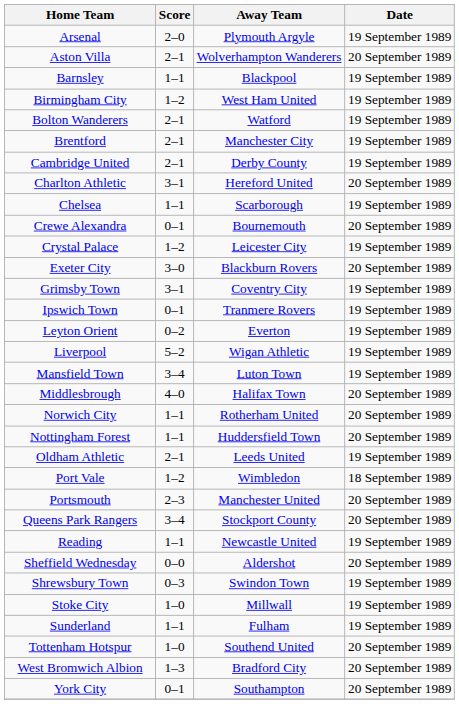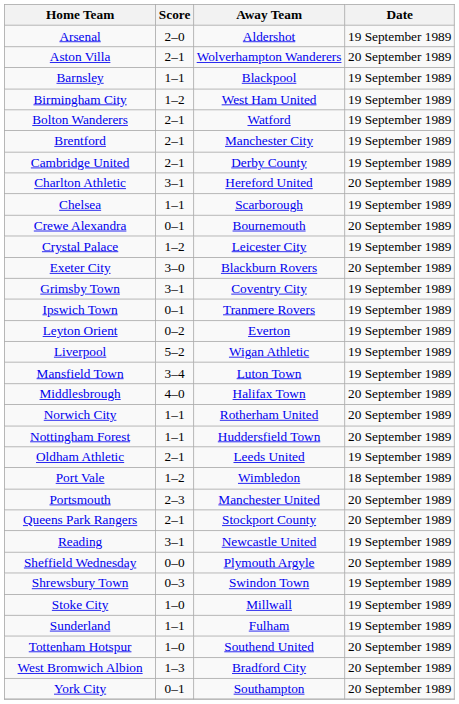(269, 36) Plymouth Argyle -> (269, 36) Aldershot
(175, 520) 3–4 -> (175, 520) 2–1
(175, 541) 1–1 -> (175, 541) 3–1
(269, 562) Aldershot -> (269, 562) Plymouth Argyle
